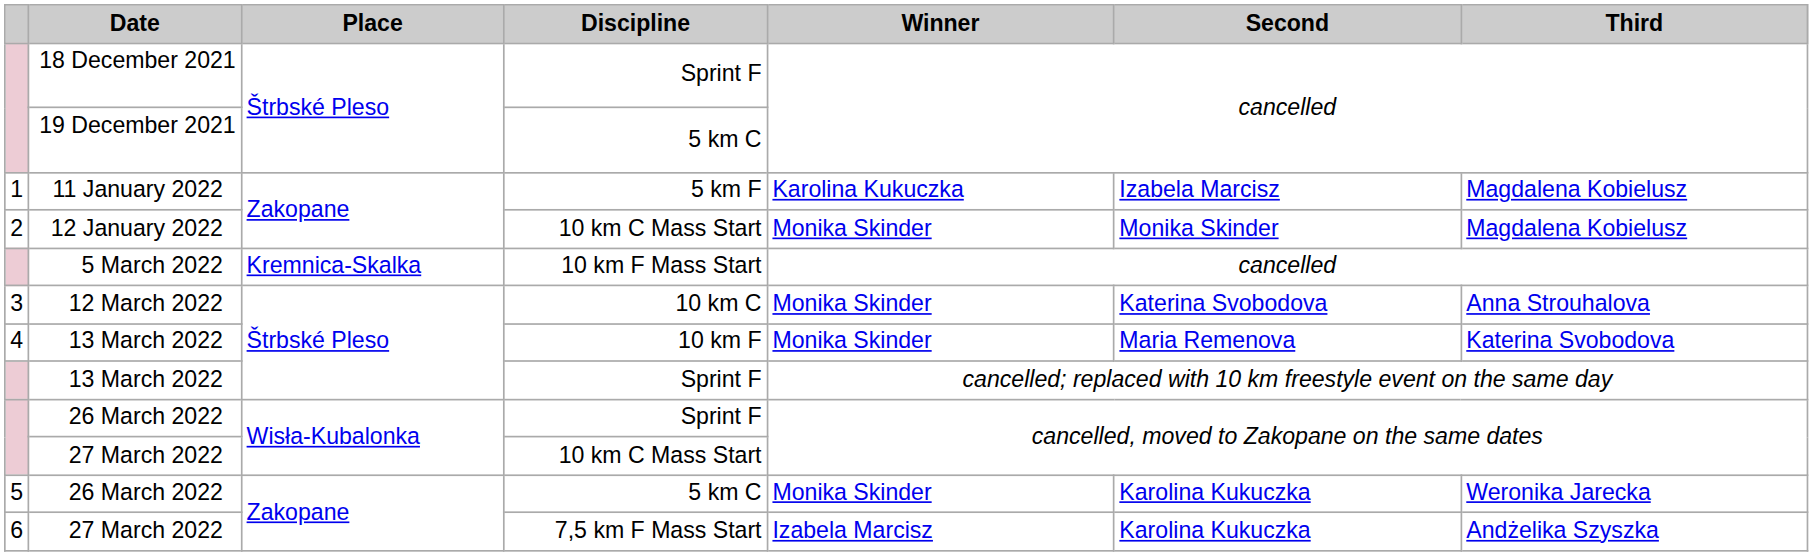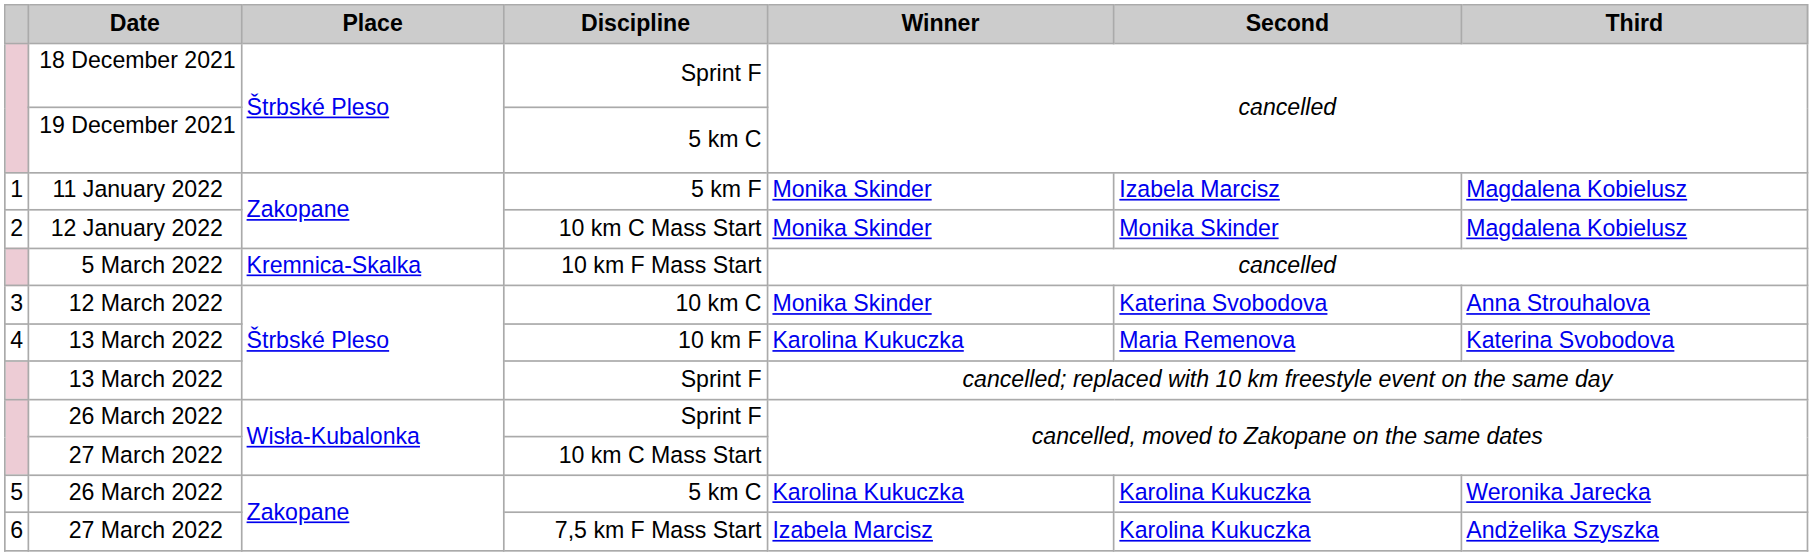(868, 190) Karolina Kukuczka -> (852, 190) Monika Skinder
(852, 341) Monika Skinder -> (868, 341) Karolina Kukuczka
(852, 492) Monika Skinder -> (868, 492) Karolina Kukuczka
